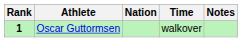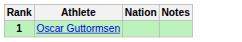- column: (182, 12)
